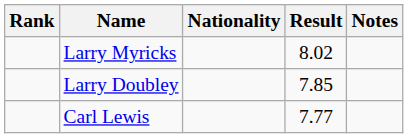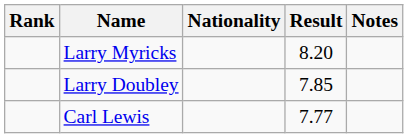(316, 52) 8.02 -> (316, 52) 8.20
